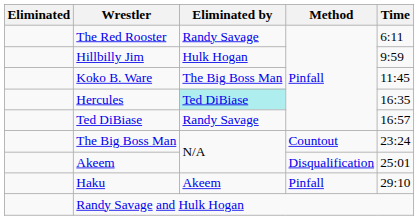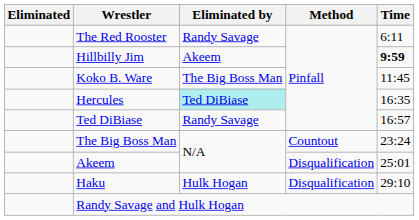(215, 57) Hulk Hogan -> (202, 57) Akeem
(392, 57) normal -> (392, 57) bold
(202, 183) Akeem -> (215, 183) Hulk Hogan
(306, 183) Pinfall -> (331, 183) Disqualification
